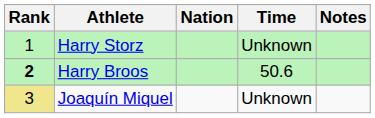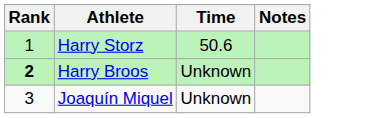- column: (207, 17)
(277, 44) Unknown -> (216, 44) 50.6
(277, 71) 50.6 -> (216, 71) Unknown
(29, 98) khaki background -> (29, 98) no background
